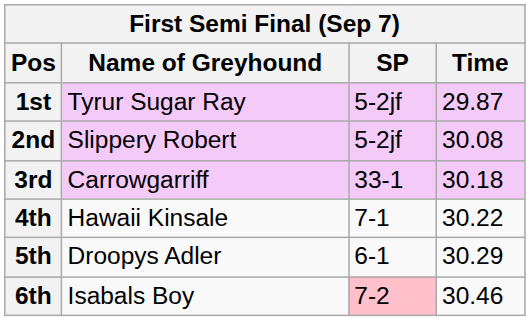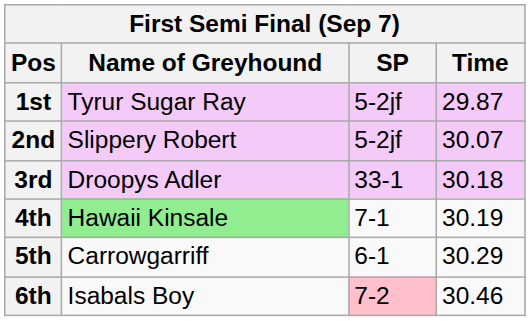(473, 140) 30.08 -> (473, 140) 30.07
(138, 179) Carrowgarriff -> (144, 179) Droopys Adler
(148, 218) no background -> (148, 218) lightgreen background
(473, 218) 30.22 -> (473, 218) 30.19
(144, 256) Droopys Adler -> (138, 256) Carrowgarriff
